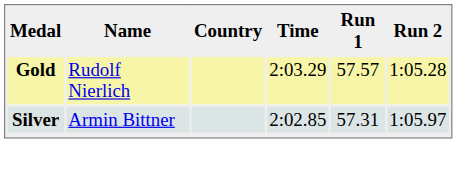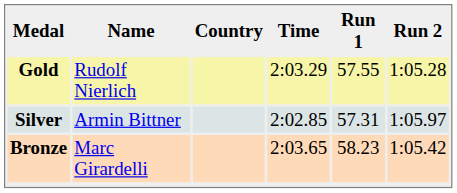(358, 69) 57.57 -> (358, 69) 57.55
+ row: (39, 147)
